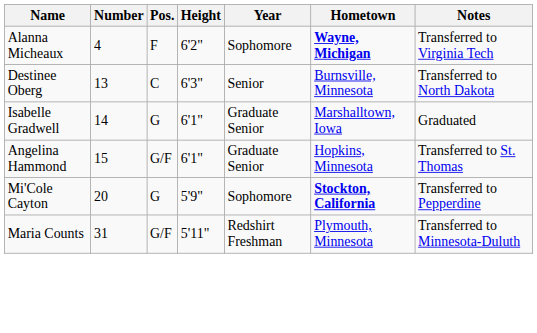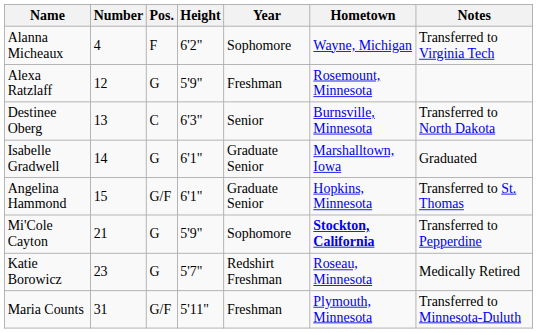(342, 45) bold -> (363, 45) normal
+ row: (30, 83)
(101, 196) 20 -> (101, 234) 21
+ row: (35, 271)
(255, 234) Redshirt Freshman -> (254, 309) Freshman
